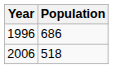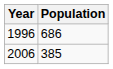(51, 53) 518 -> (51, 53) 385
